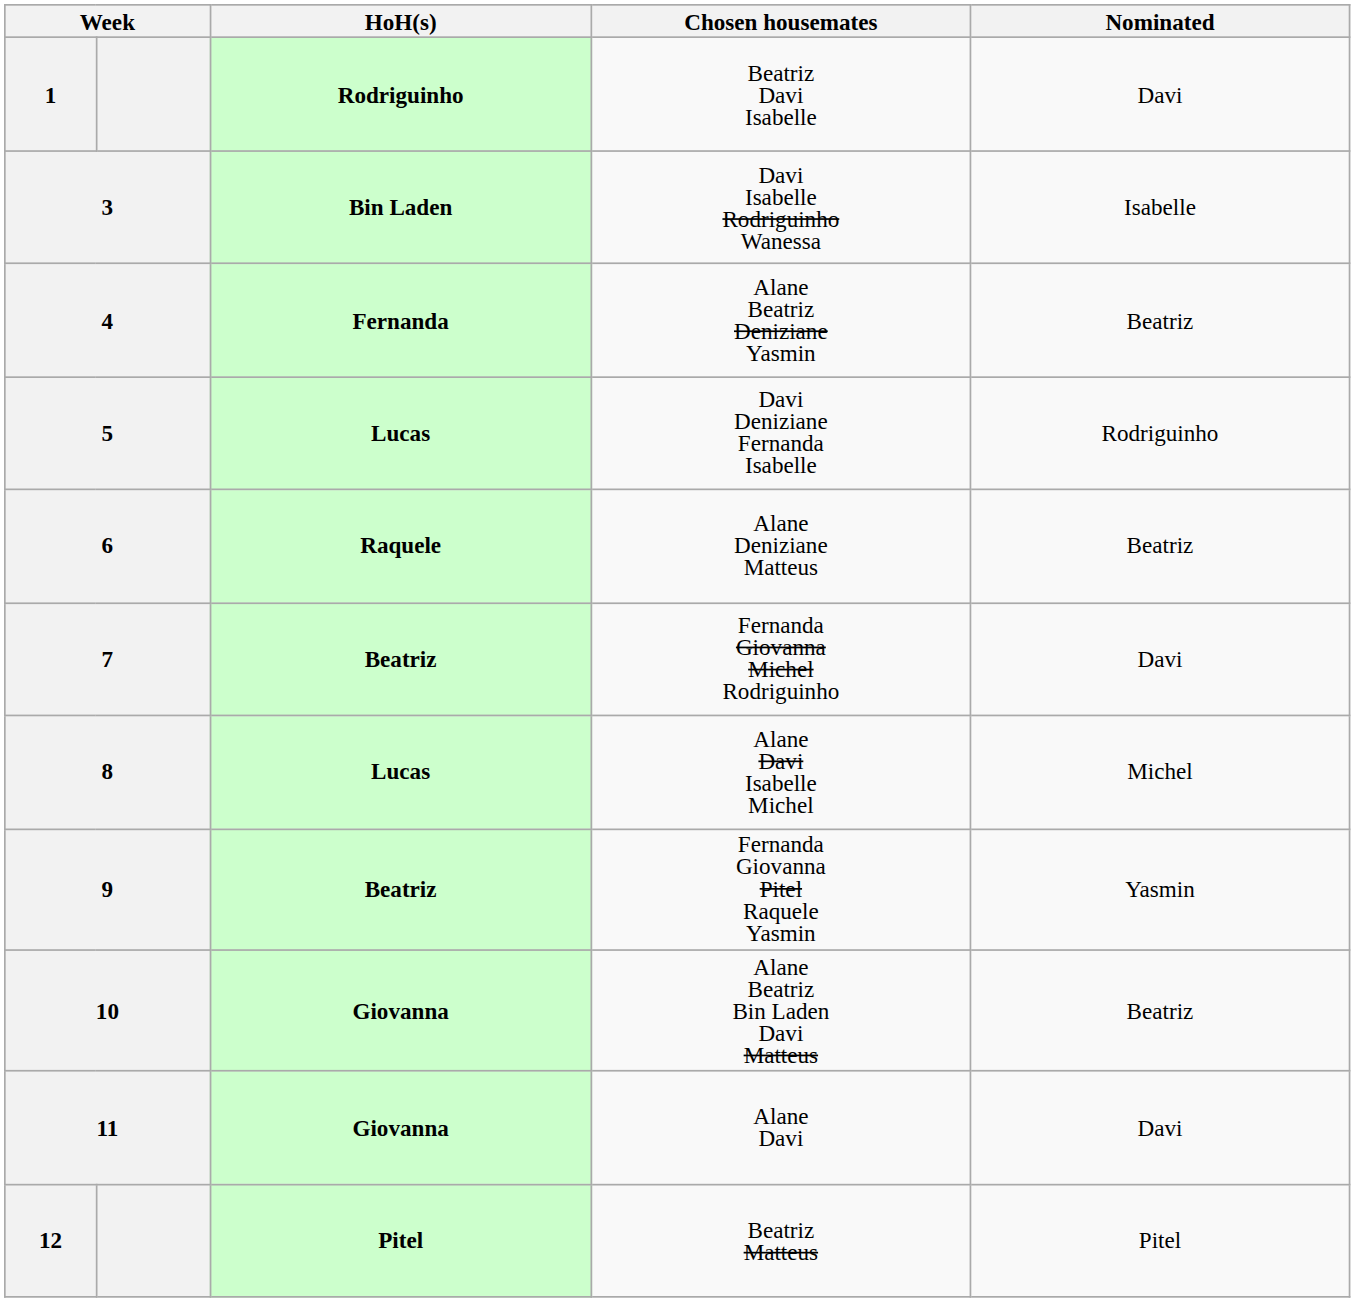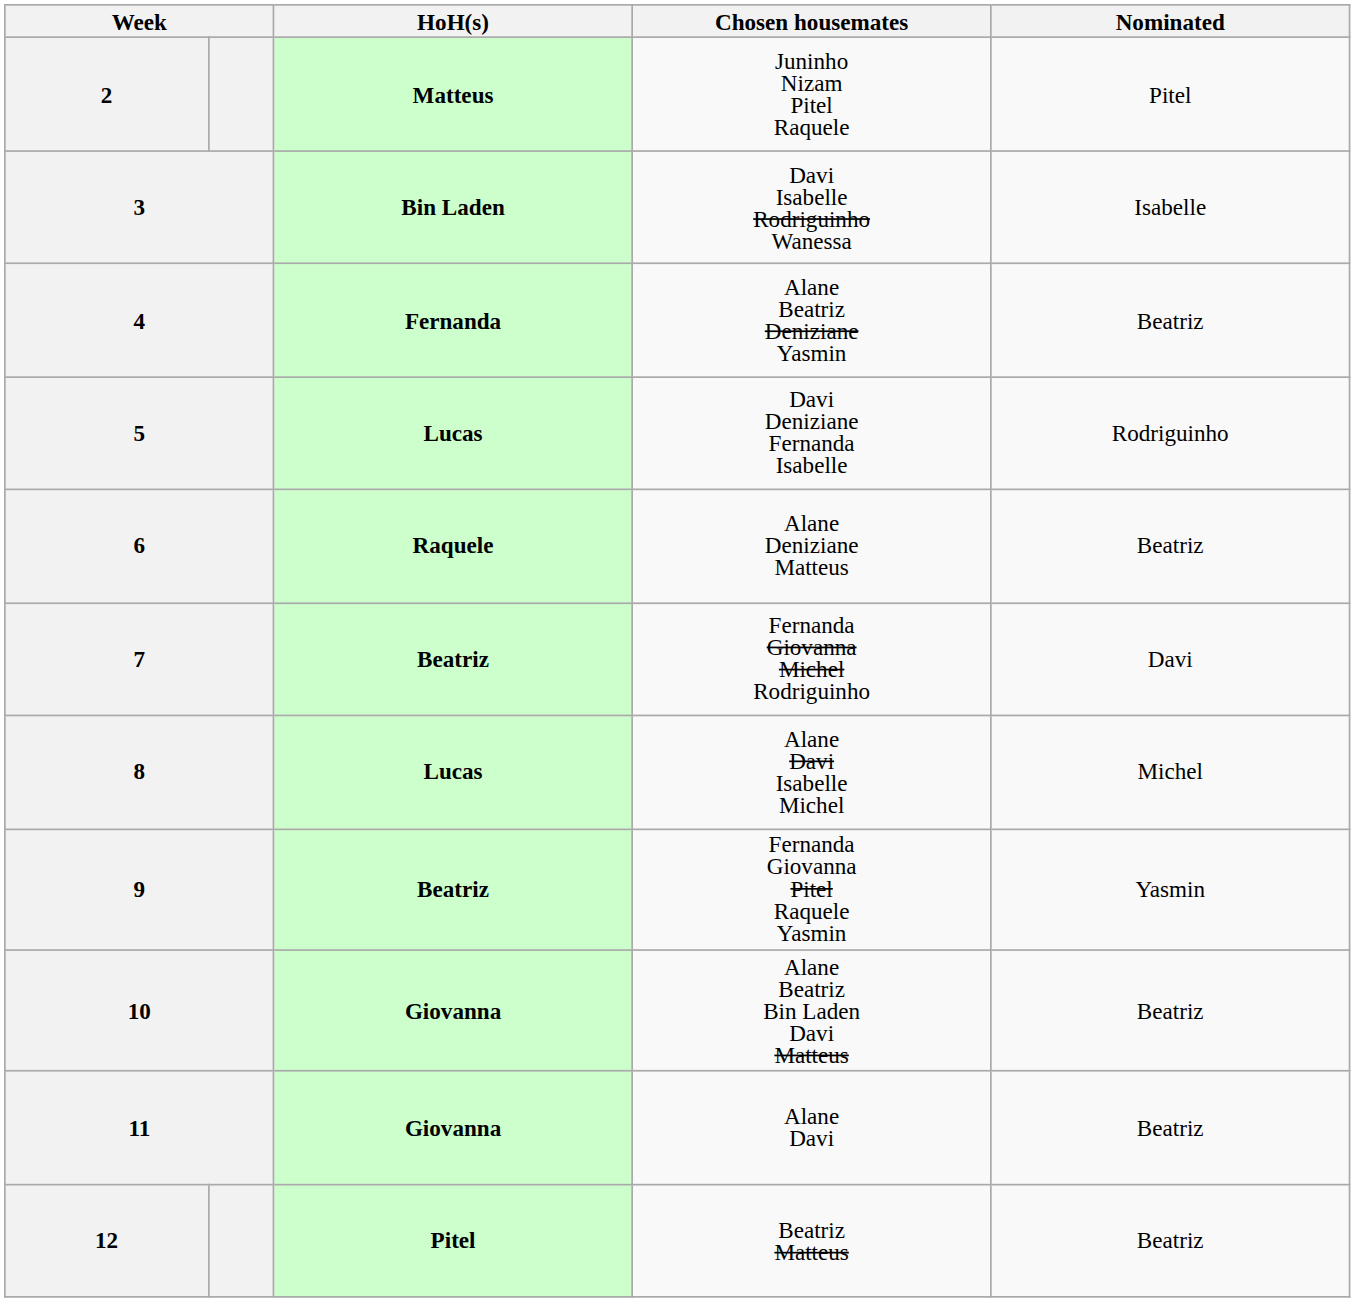- row: (51, 94)
+ row: (107, 94)
(1160, 1127) Davi -> (1170, 1127) Beatriz
(1160, 1240) Pitel -> (1170, 1240) Beatriz
